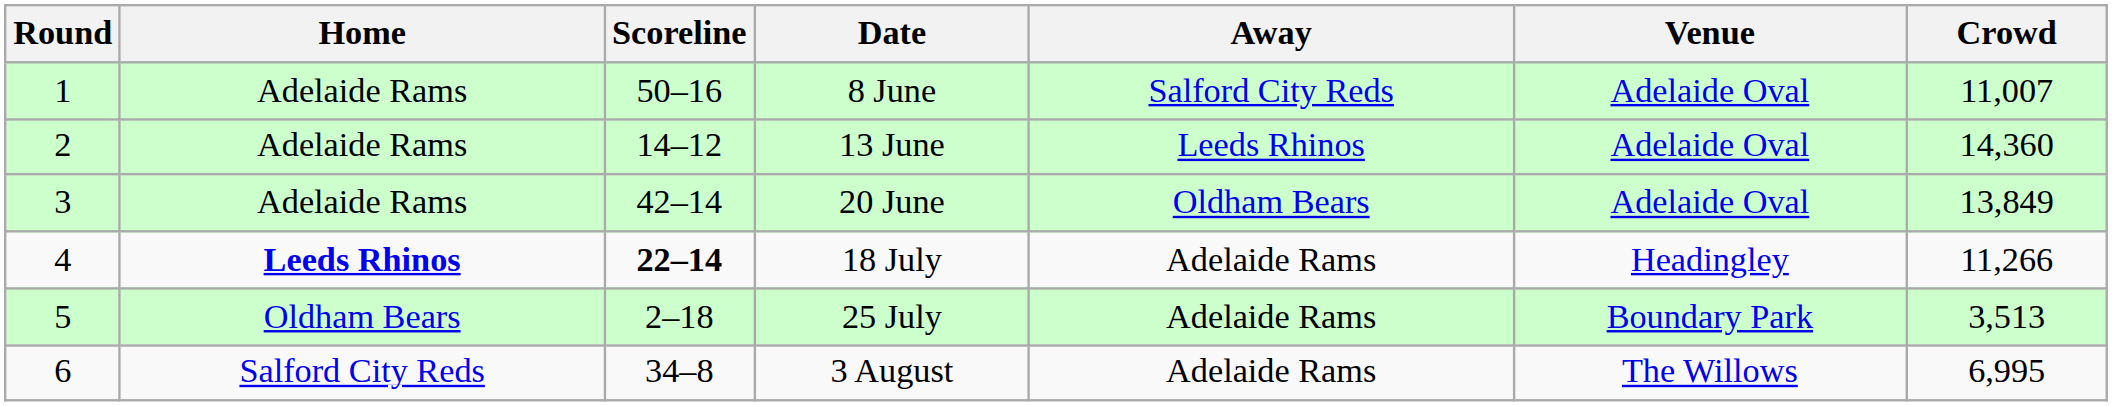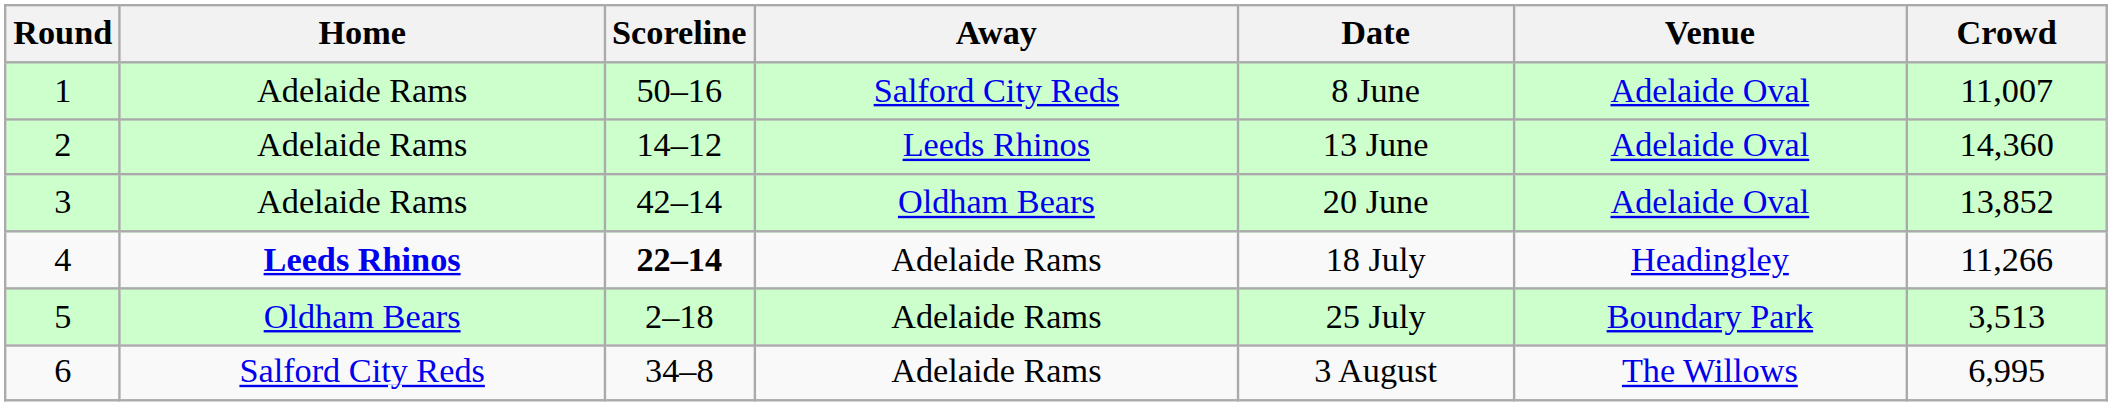columns swapped: (1271, 33) <-> (892, 33)
(2007, 202) 13,849 -> (2007, 202) 13,852
